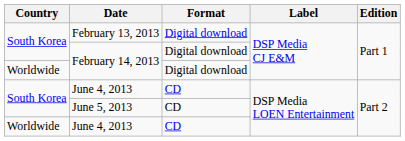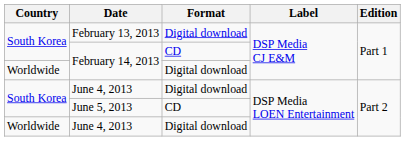(206, 51) Digital download -> (173, 51) CD
(173, 88) CD -> (206, 88) Digital download
(173, 126) CD -> (206, 126) Digital download
